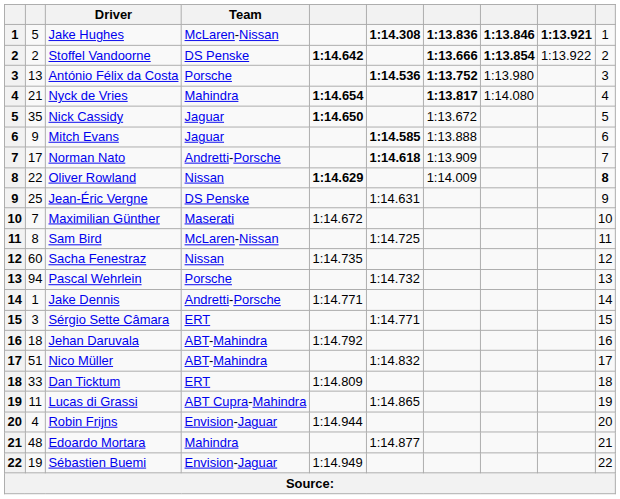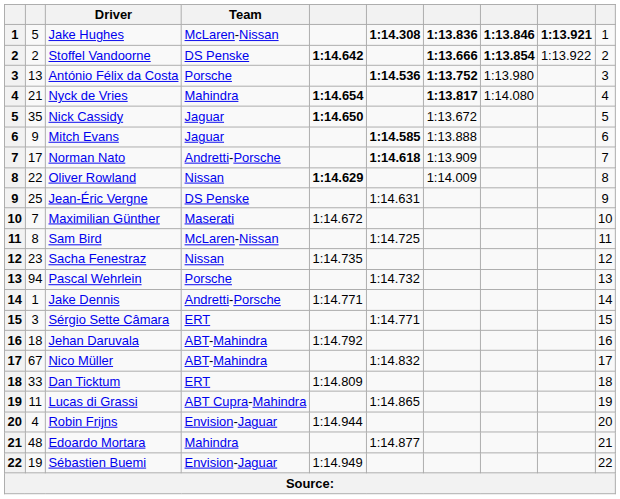(605, 177) bold -> (605, 177) normal
(35, 259) 60 -> (35, 259) 23
(35, 360) 51 -> (35, 360) 67
